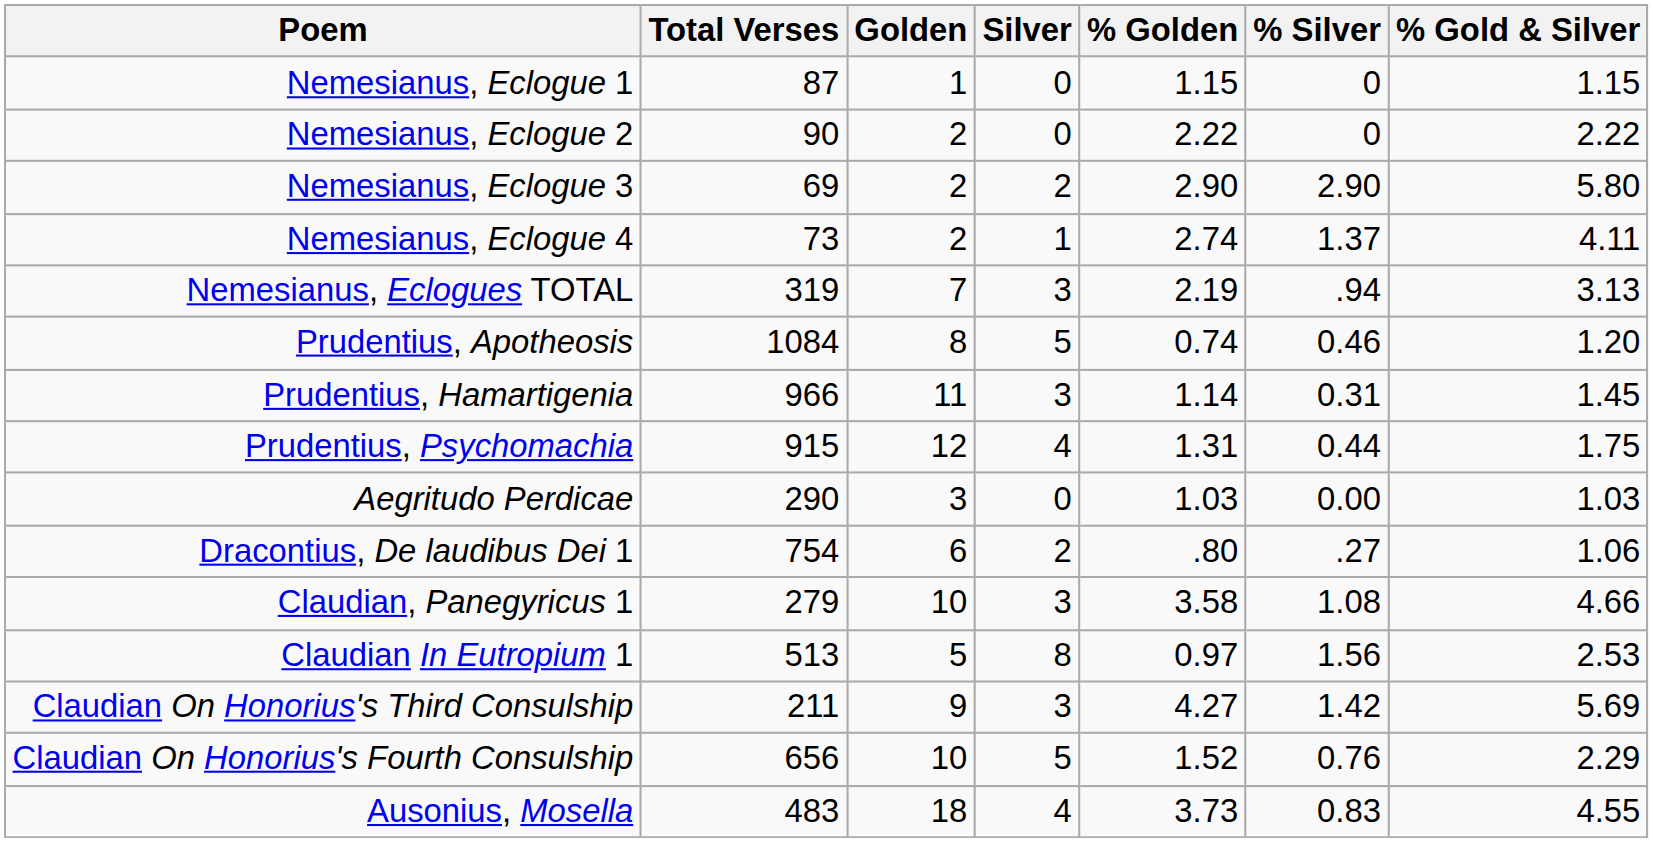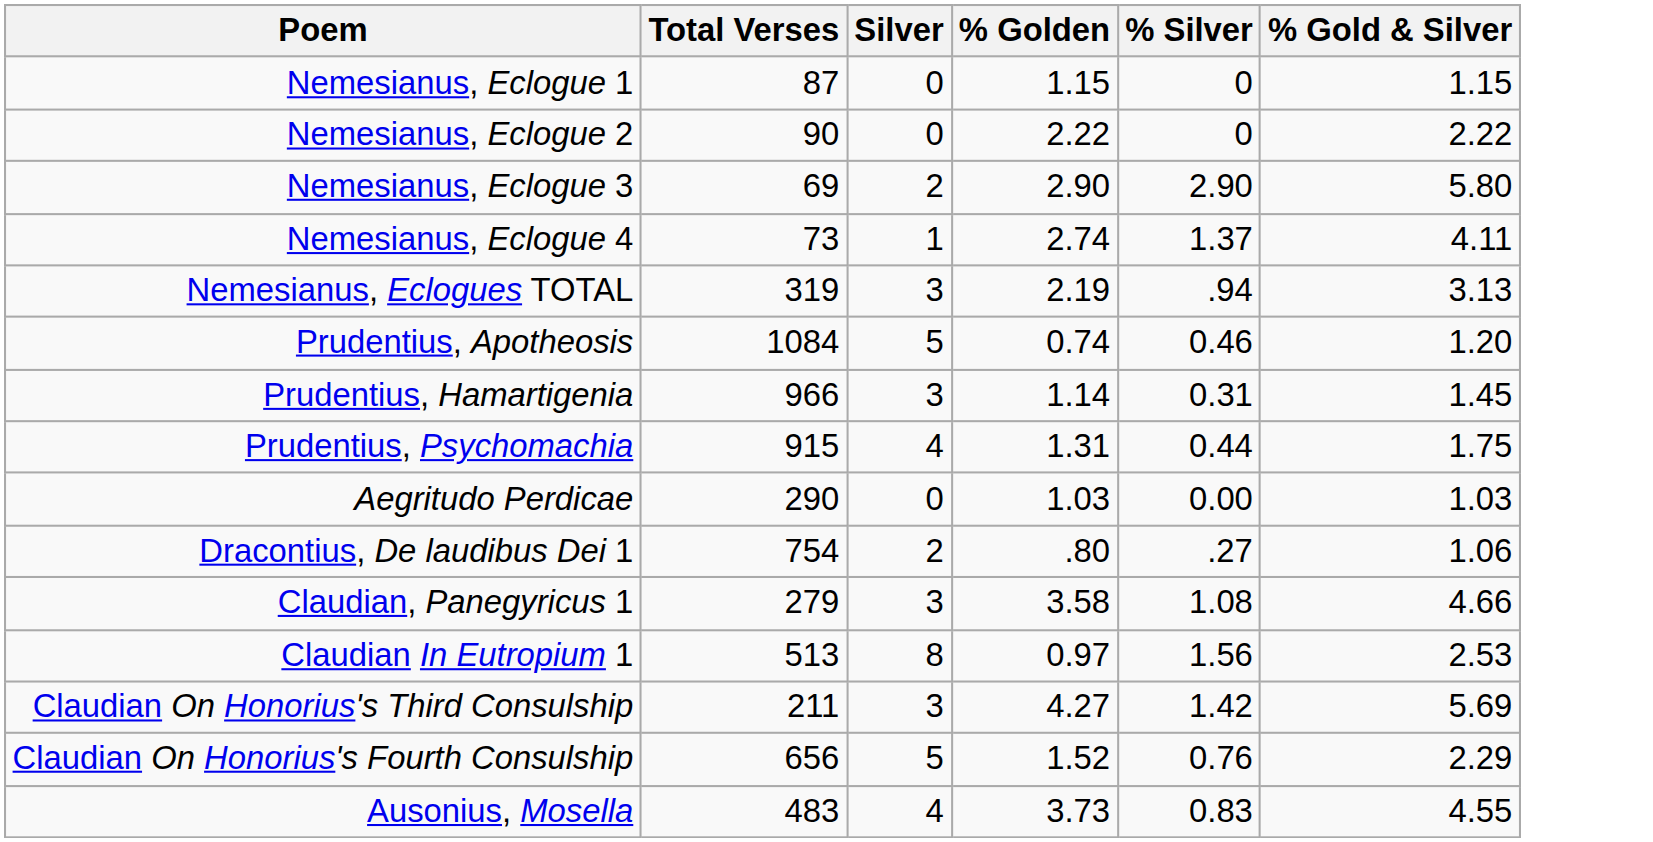- column: (911, 30)
